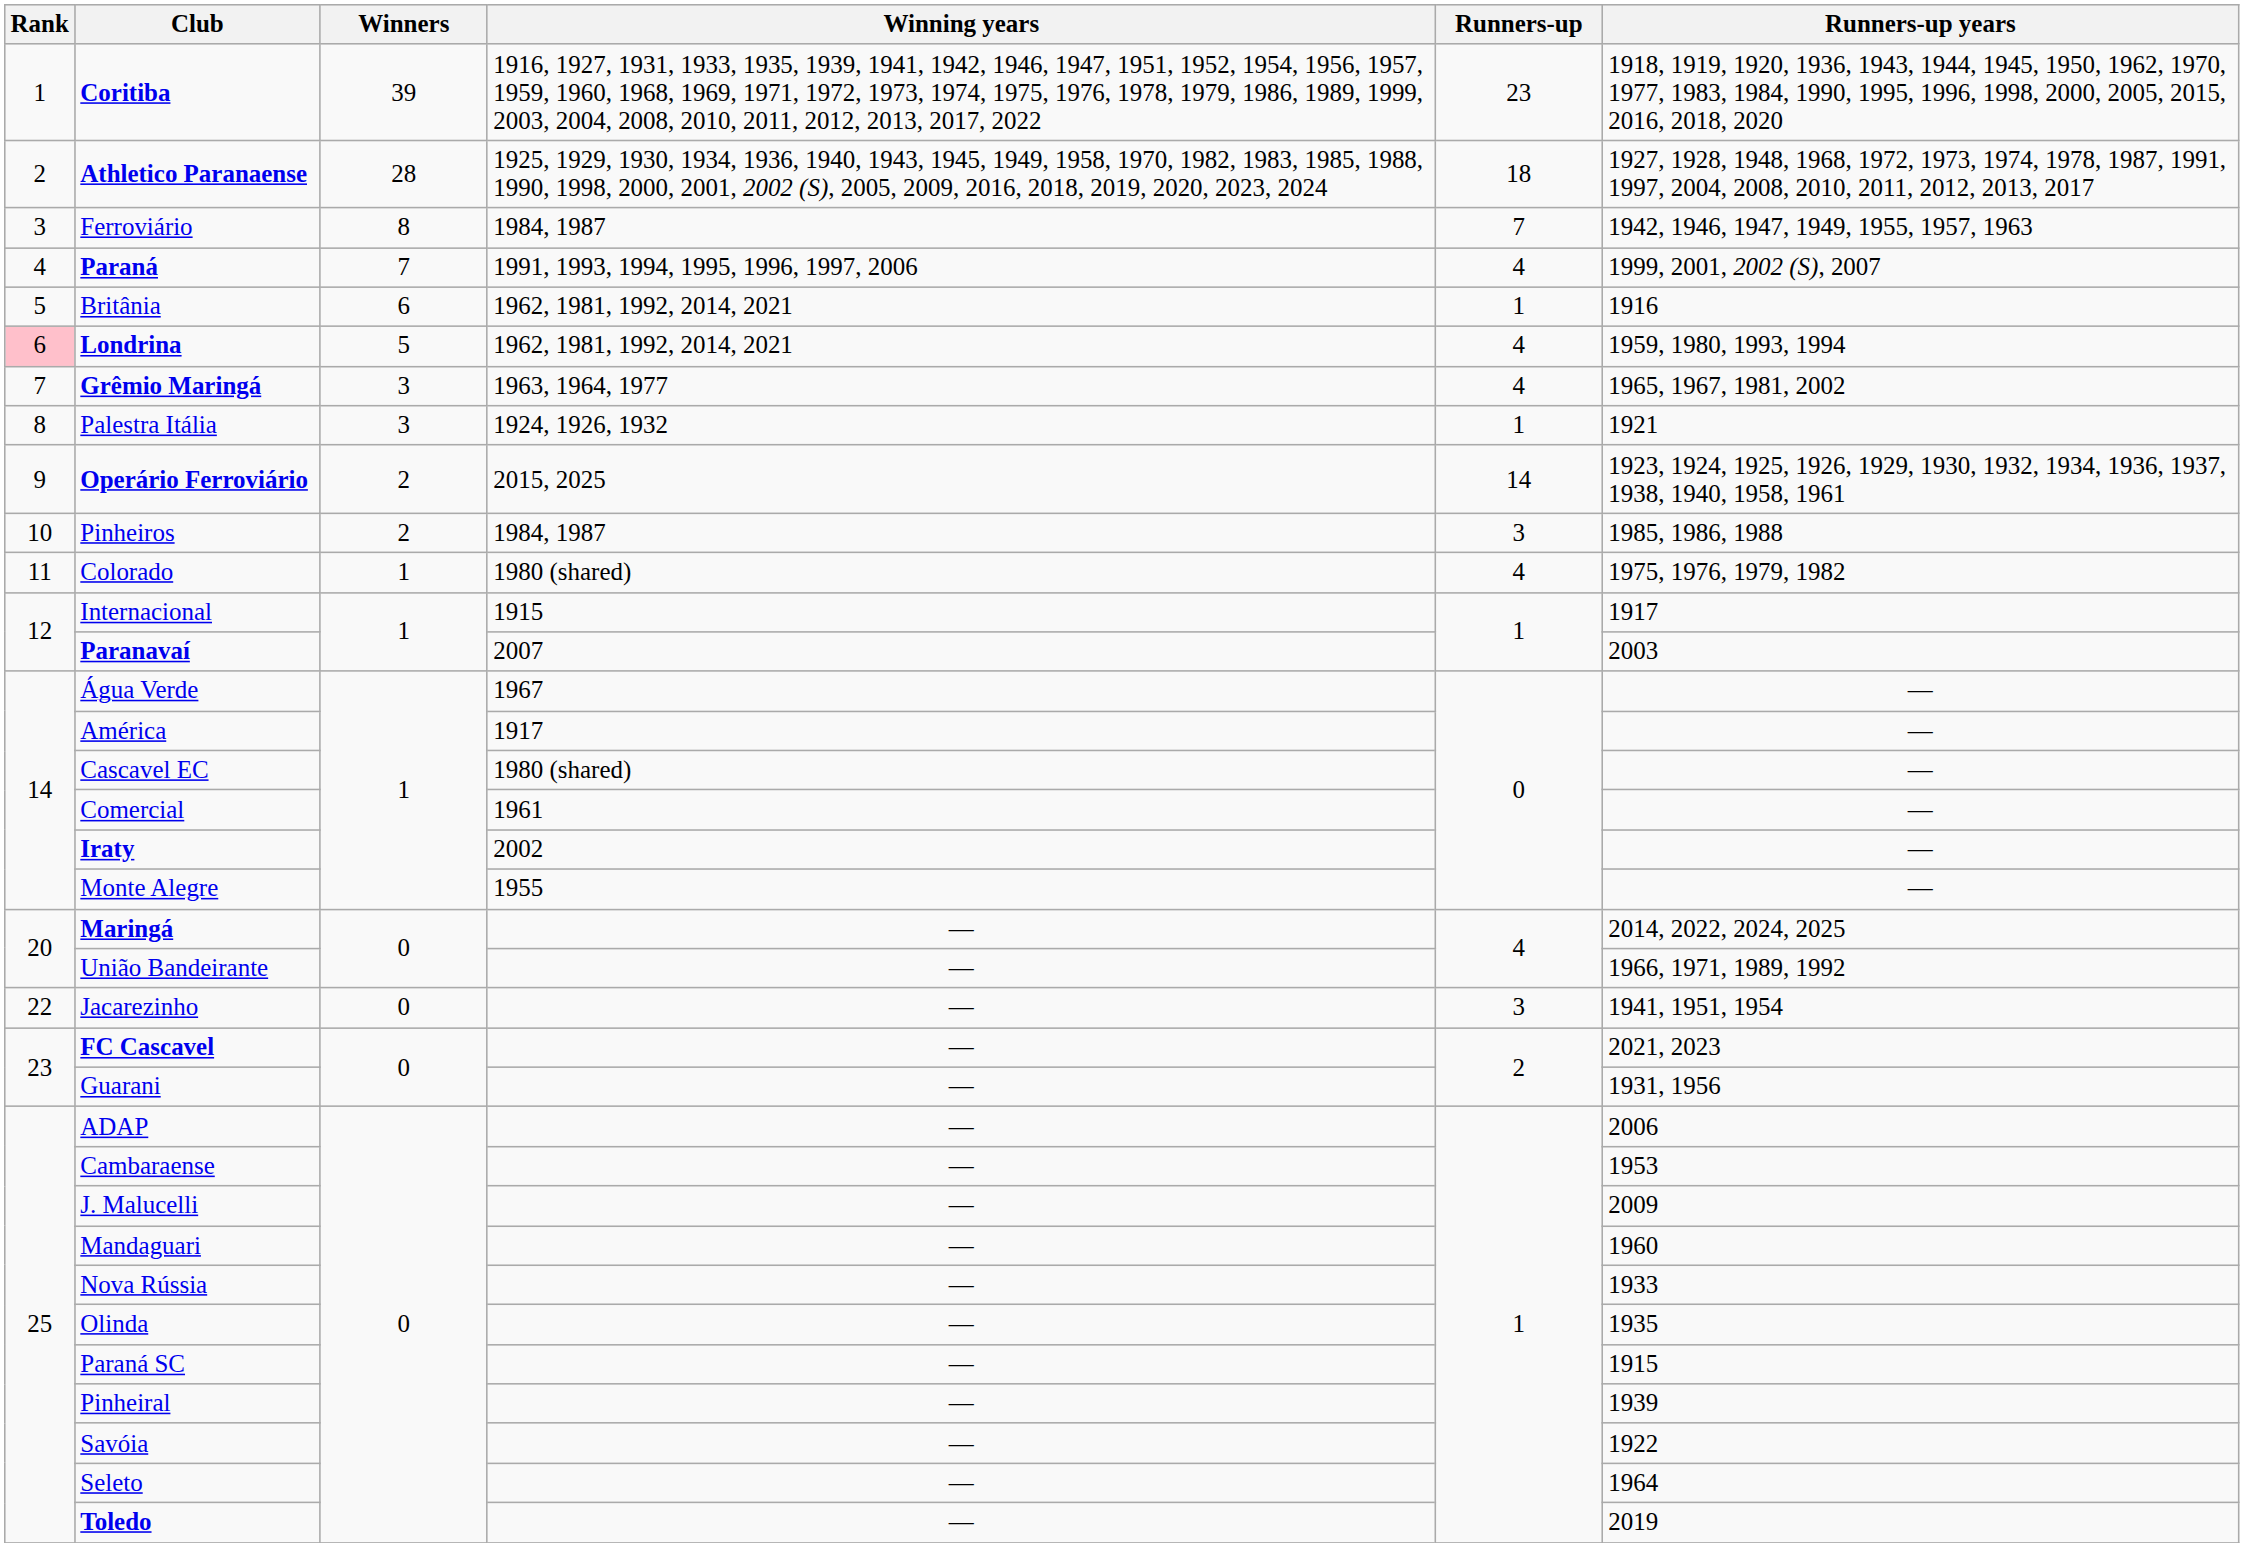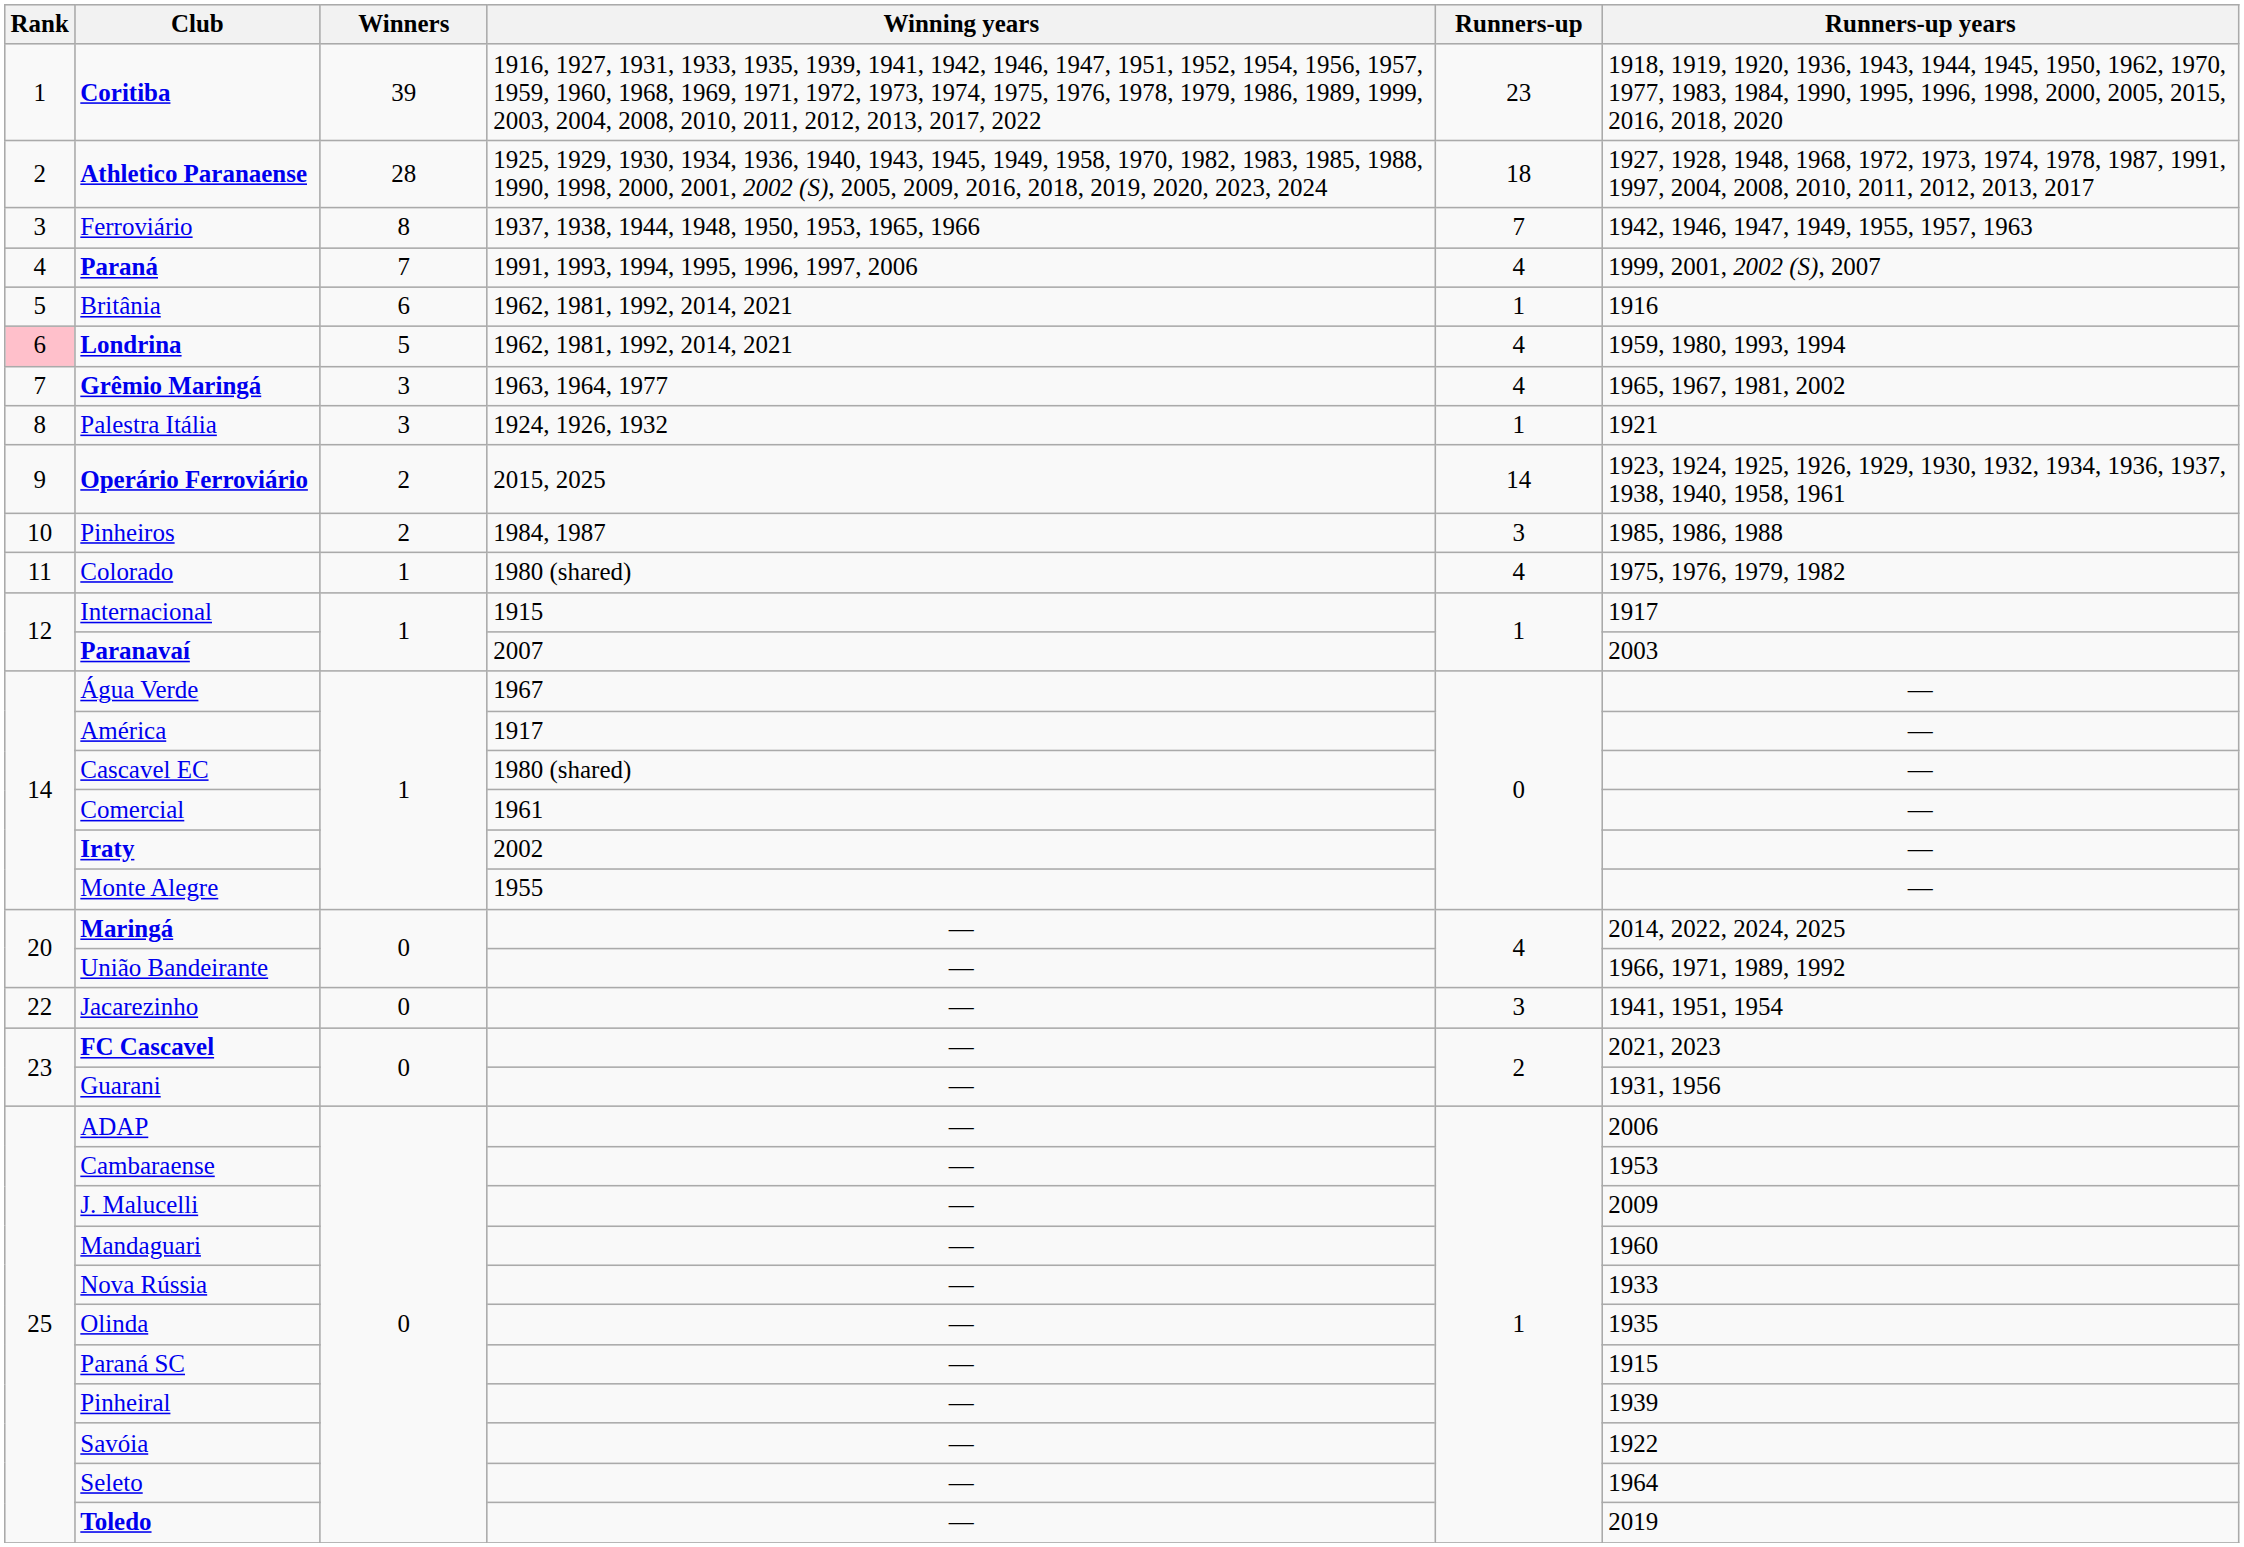(549, 227) 1984, 1987 -> (737, 227) 1937, 1938, 1944, 1948, 1950, 1953, 1965, 1966
